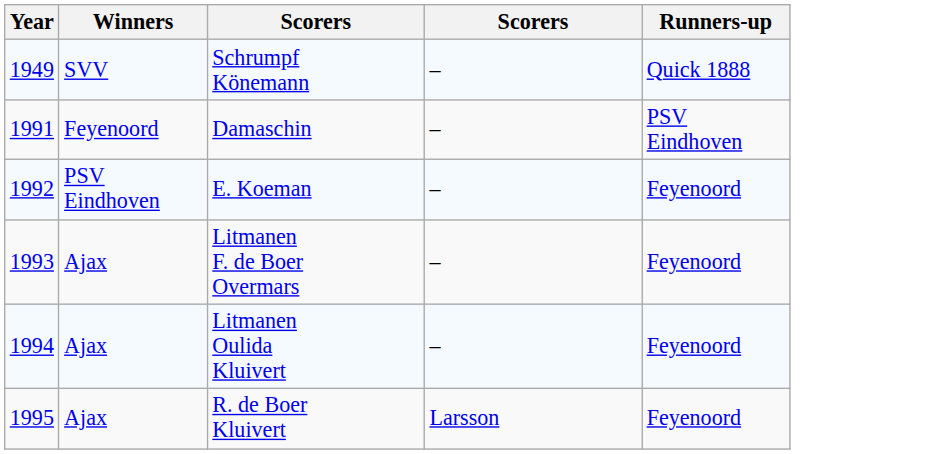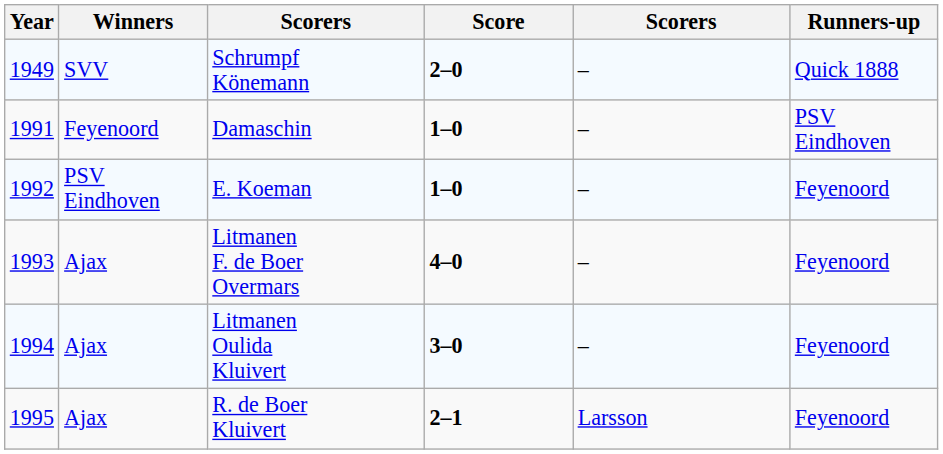+ column: (498, 22)
